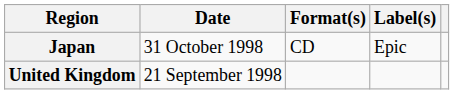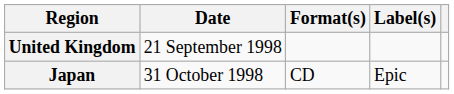rows swapped: (72, 74) <-> (72, 46)
